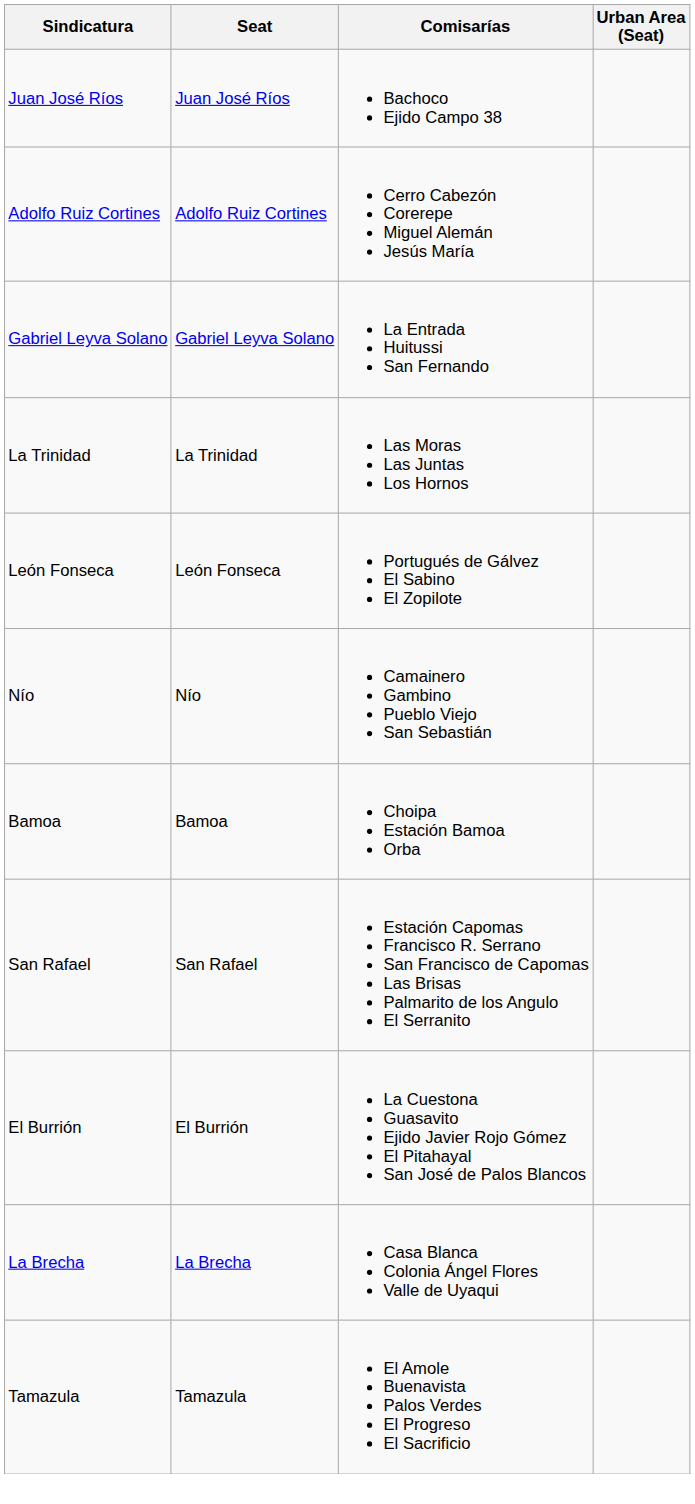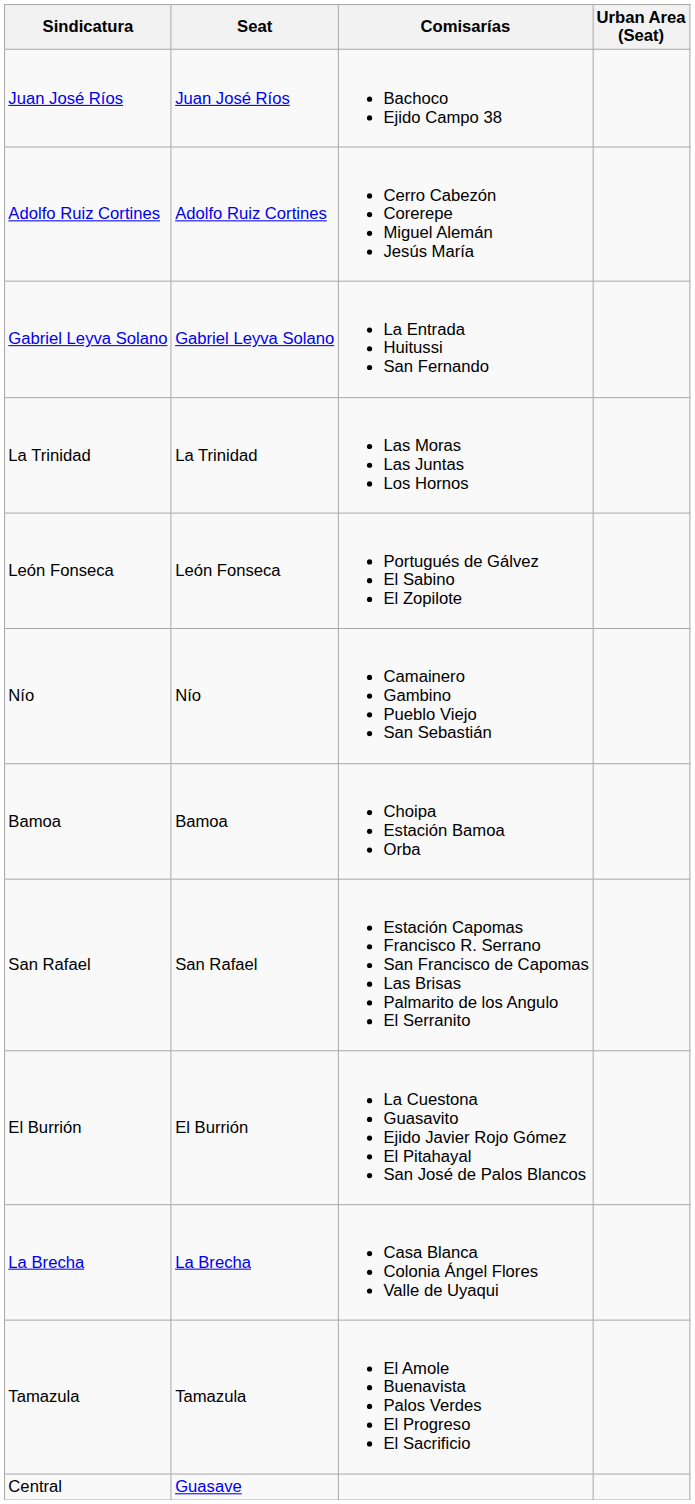+ row: (35, 1486)
